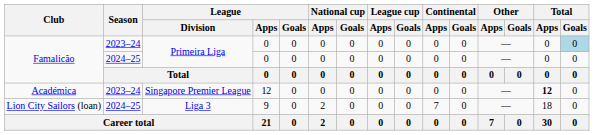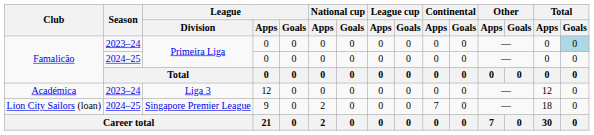(198, 91) Singapore Premier League -> (198, 91) Liga 3
(547, 91) bold -> (547, 91) normal
(198, 106) Liga 3 -> (198, 106) Singapore Premier League
